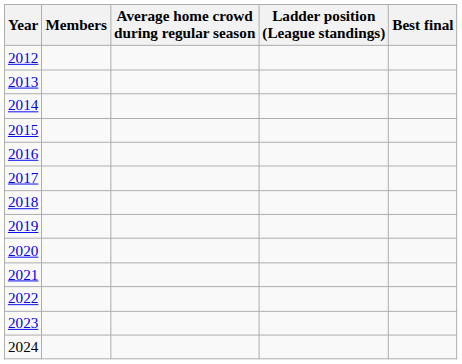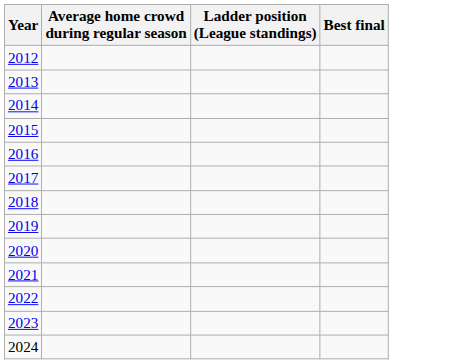- column: (76, 25)
